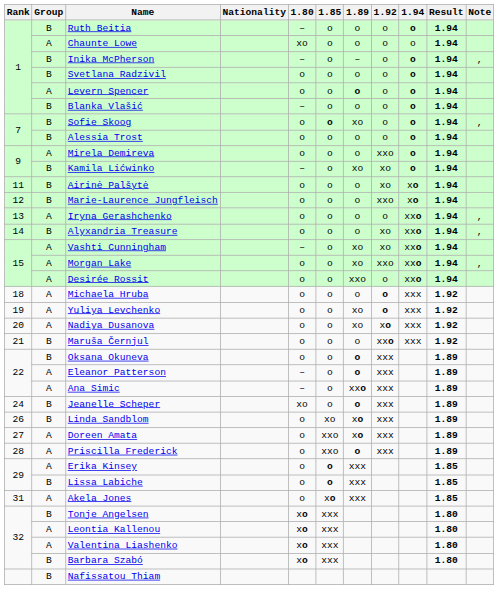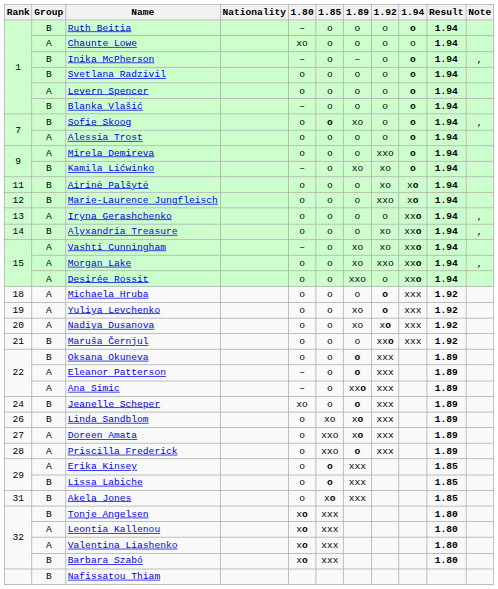(357, 91) bold -> (357, 91) normal
(49, 138) B -> (49, 138) A
(49, 498) A -> (49, 498) B
